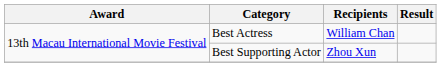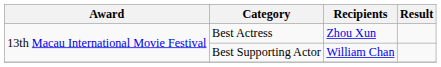(360, 33) William Chan -> (351, 33) Zhou Xun
(351, 52) Zhou Xun -> (360, 52) William Chan
